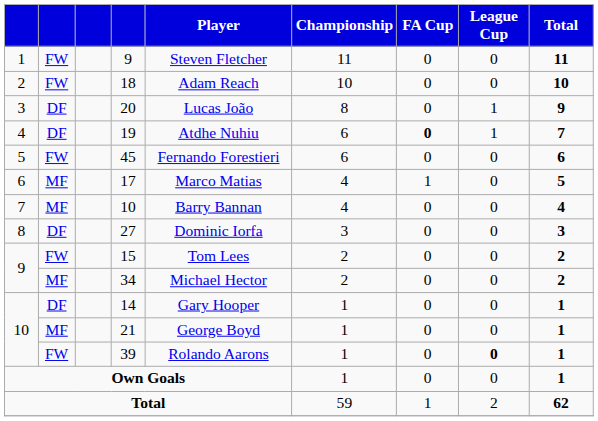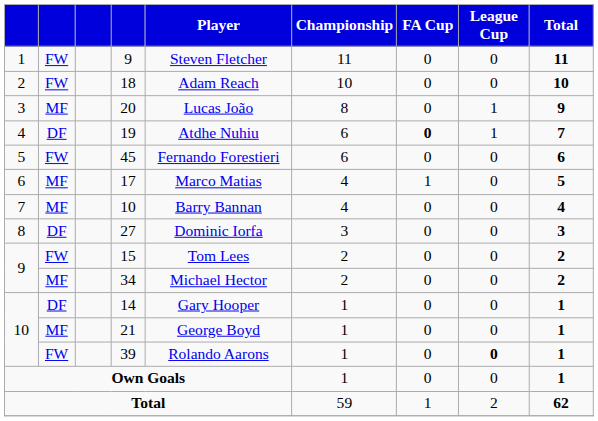(57, 108) DF -> (57, 108) MF
